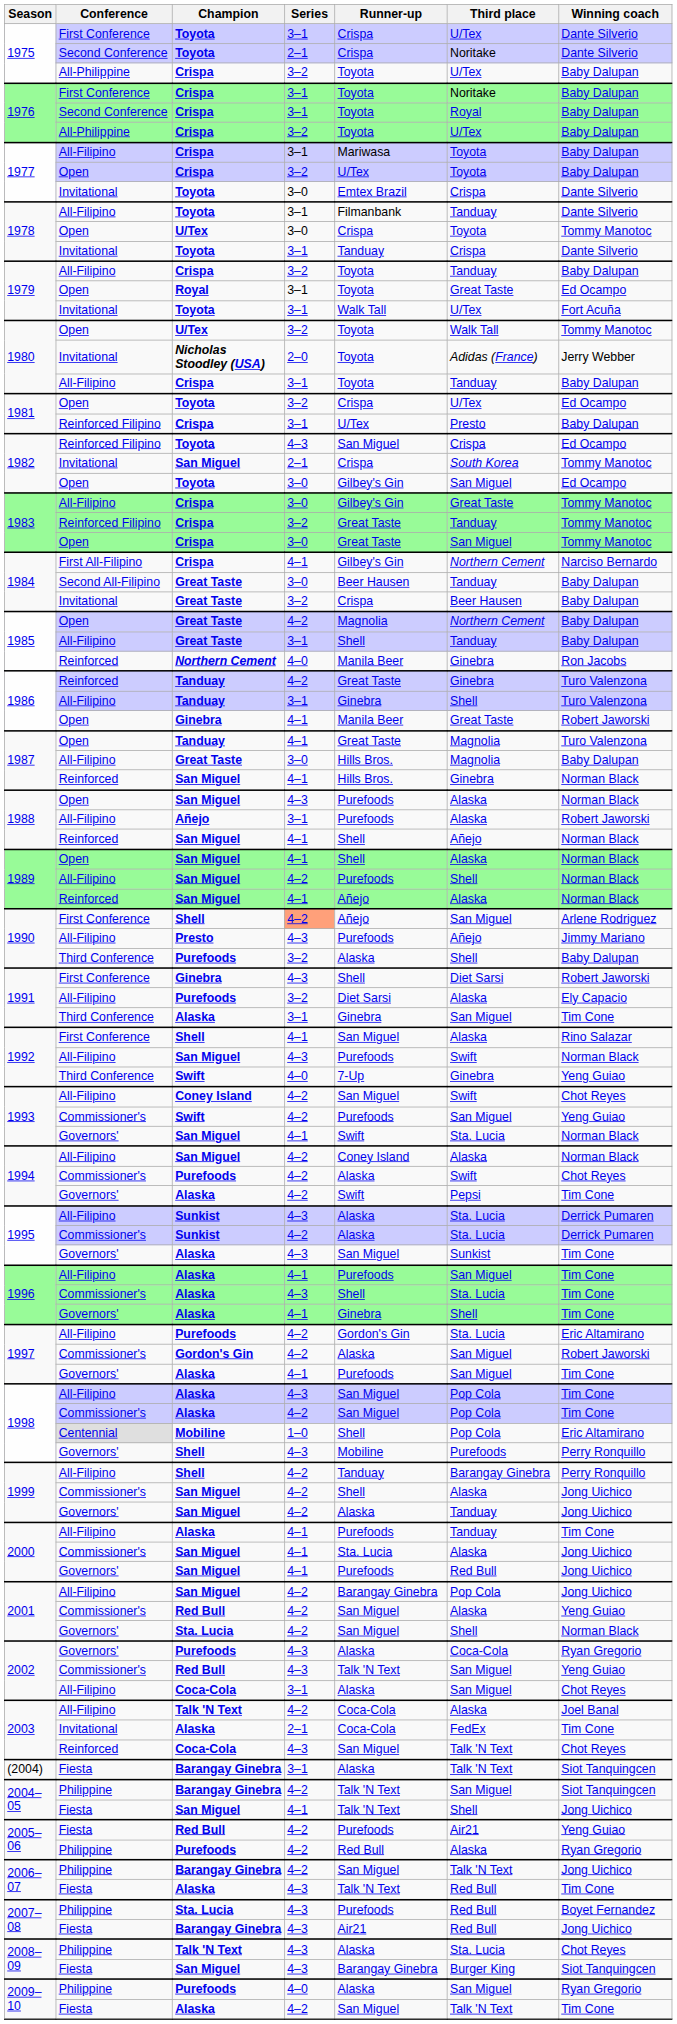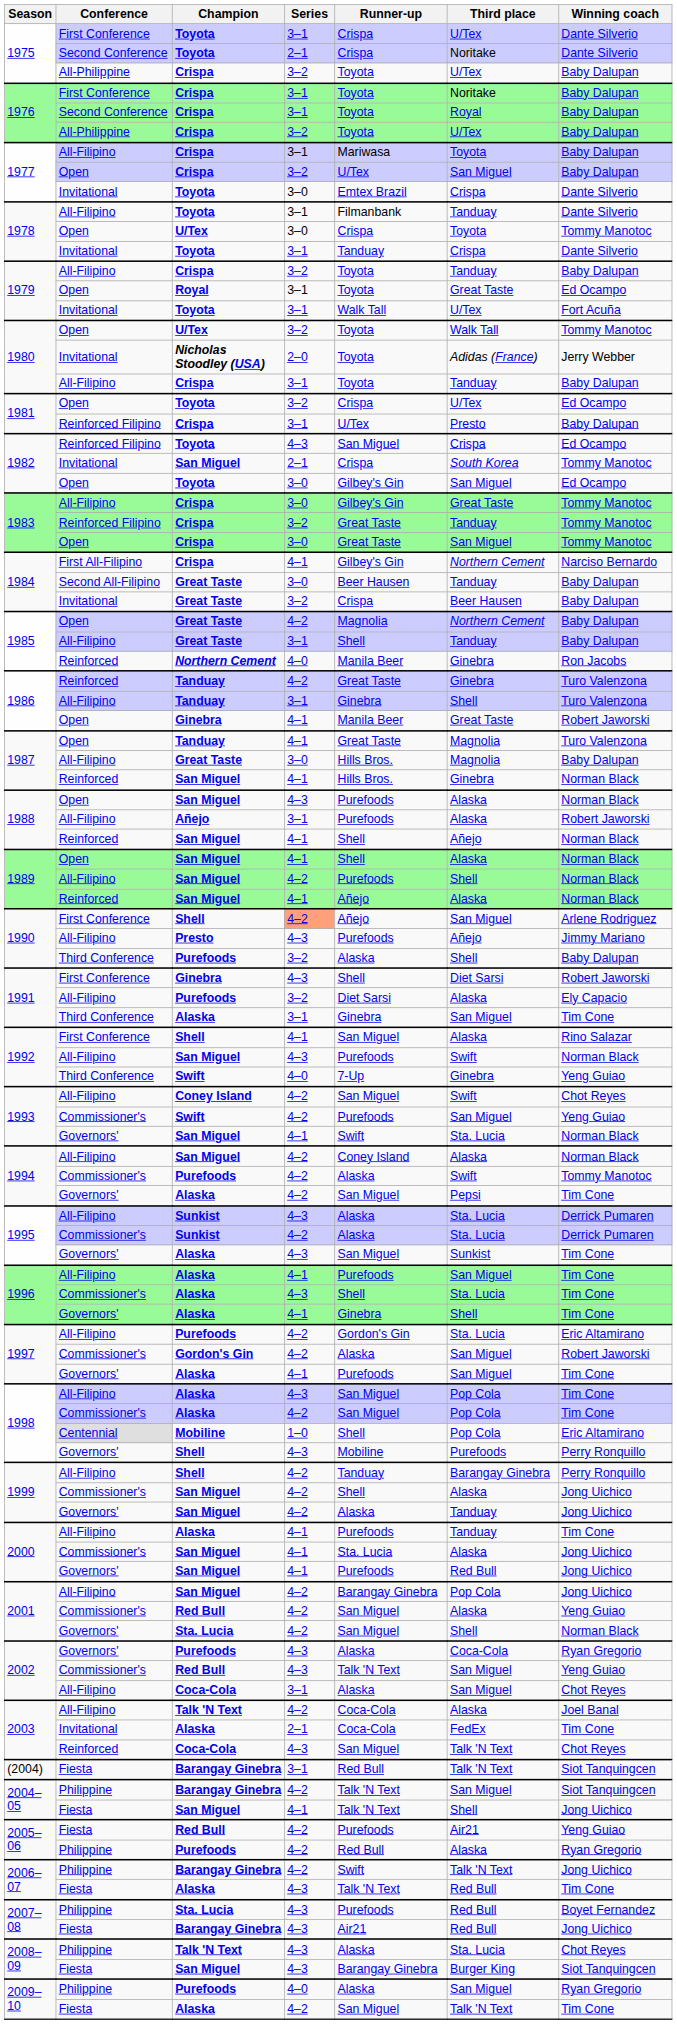(468, 172) Toyota -> (481, 172) San Miguel
(593, 1176) Chot Reyes -> (606, 1176) Tommy Manotoc
(351, 1195) Swift -> (368, 1195) San Miguel
(356, 1769) Alaska -> (361, 1769) Red Bull
(368, 1869) San Miguel -> (351, 1869) Swift
